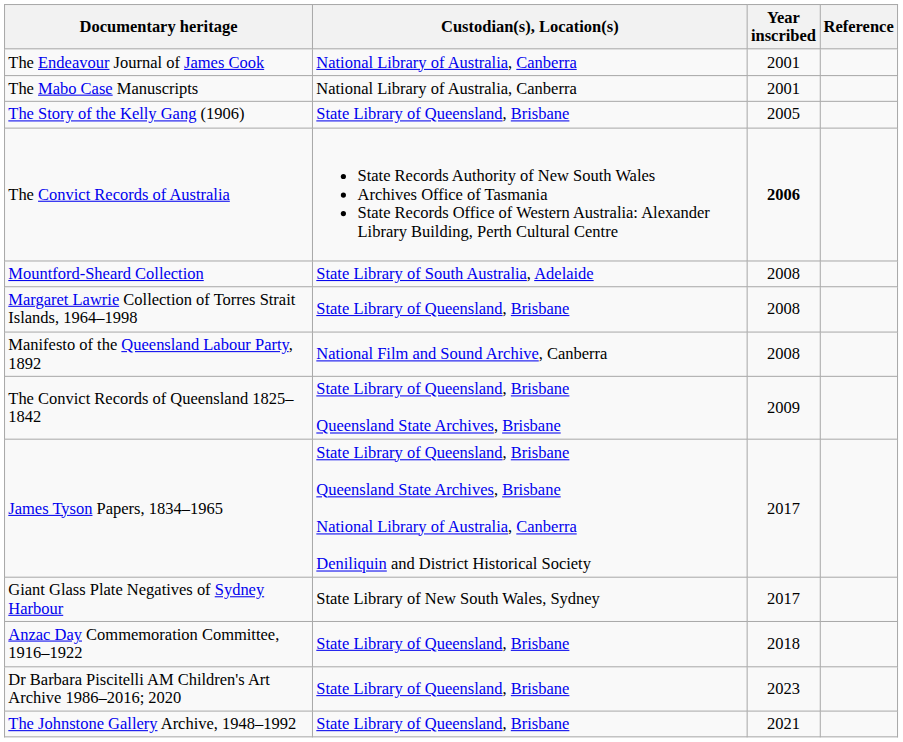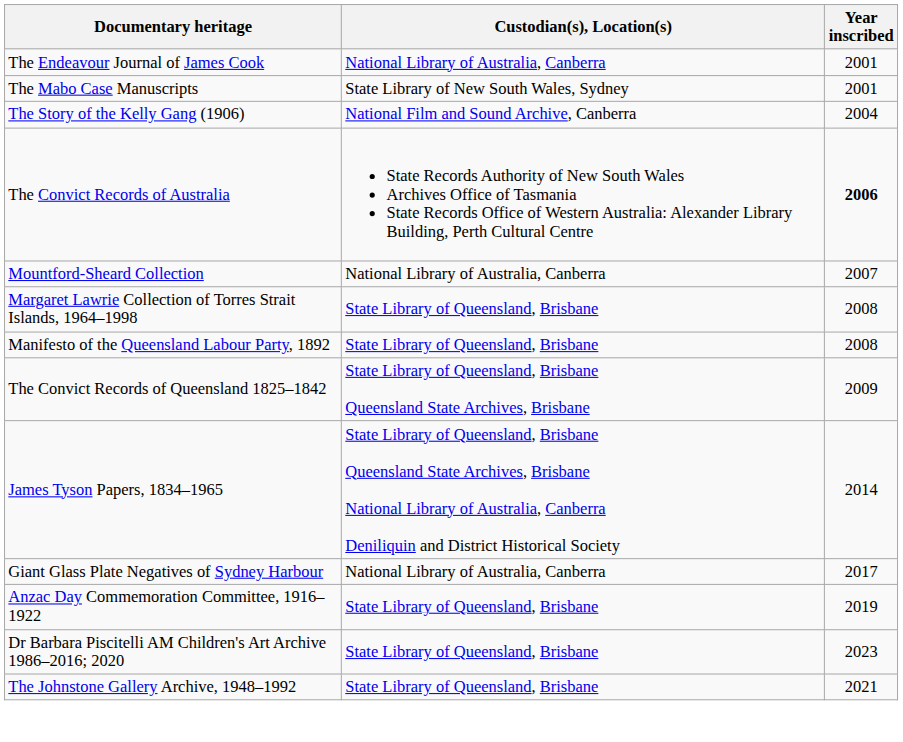- column: (859, 26)
(447, 88) National Library of Australia, Canberra -> (487, 88) State Library of New South Wales, Sydney
(443, 114) State Library of Queensland, Brisbane -> (491, 114) National Film and Sound Archive, Canberra
(783, 114) 2005 -> (861, 114) 2004
(455, 273) State Library of South Australia, Adelaide -> (475, 273) National Library of Australia, Canberra
(783, 273) 2008 -> (861, 273) 2007
(462, 353) National Film and Sound Archive, Canberra -> (472, 344) State Library of Queensland, Brisbane
(783, 508) 2017 -> (861, 489) 2014
(458, 599) State Library of New South Wales, Sydney -> (475, 571) National Library of Australia, Canberra
(783, 643) 2018 -> (861, 606) 2019
